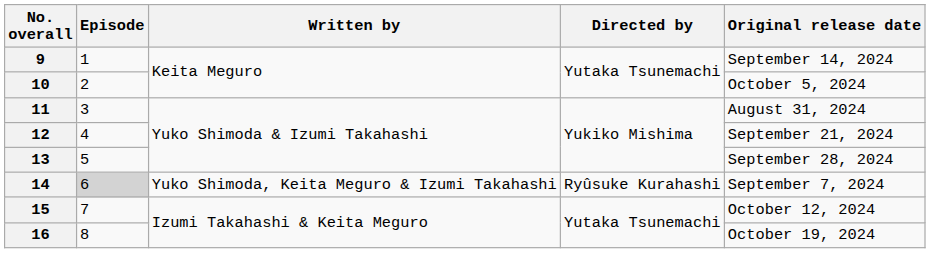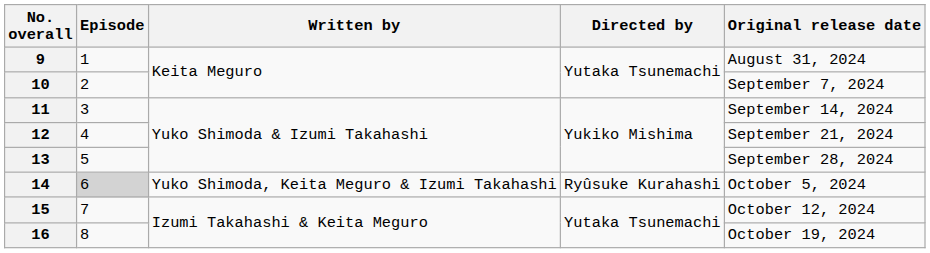(811, 60) September 14, 2024 -> (797, 60) August 31, 2024
(797, 85) October 5, 2024 -> (806, 85) September 7, 2024
(797, 110) August 31, 2024 -> (811, 110) September 14, 2024
(806, 185) September 7, 2024 -> (797, 185) October 5, 2024
